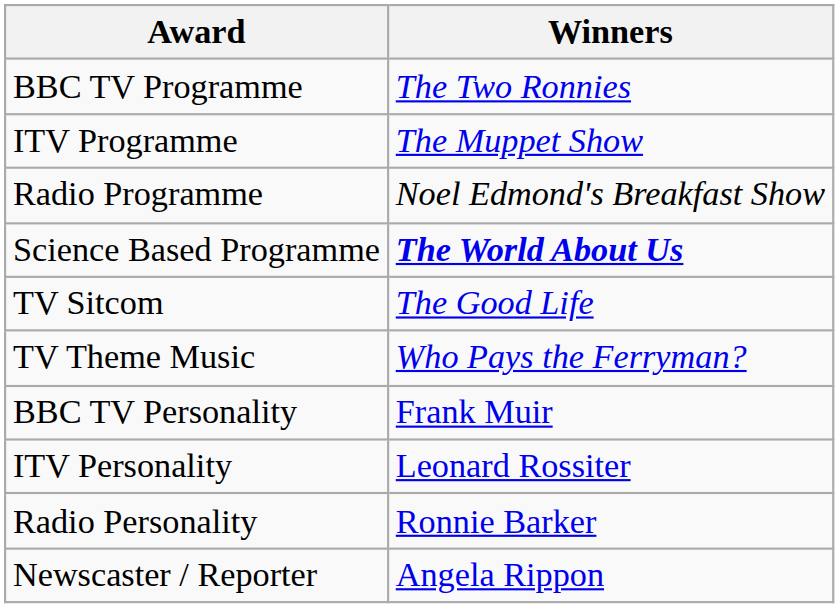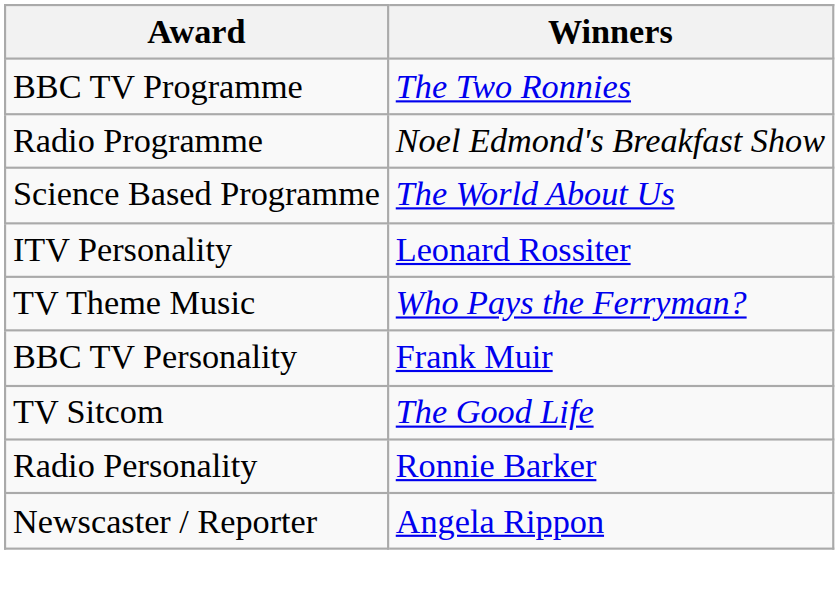- row: (125, 140)
(540, 248) bold -> (535, 194) normal
rows swapped: (88, 303) <-> (122, 466)
